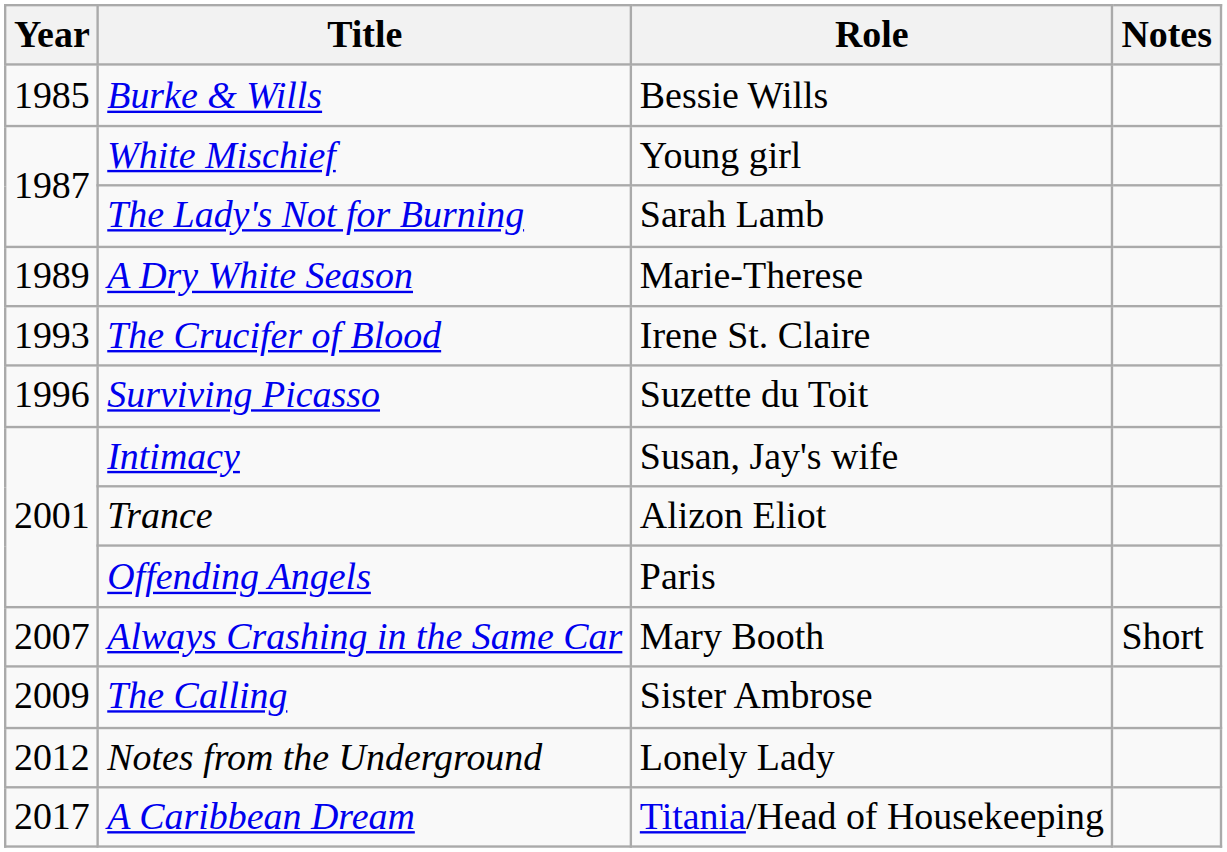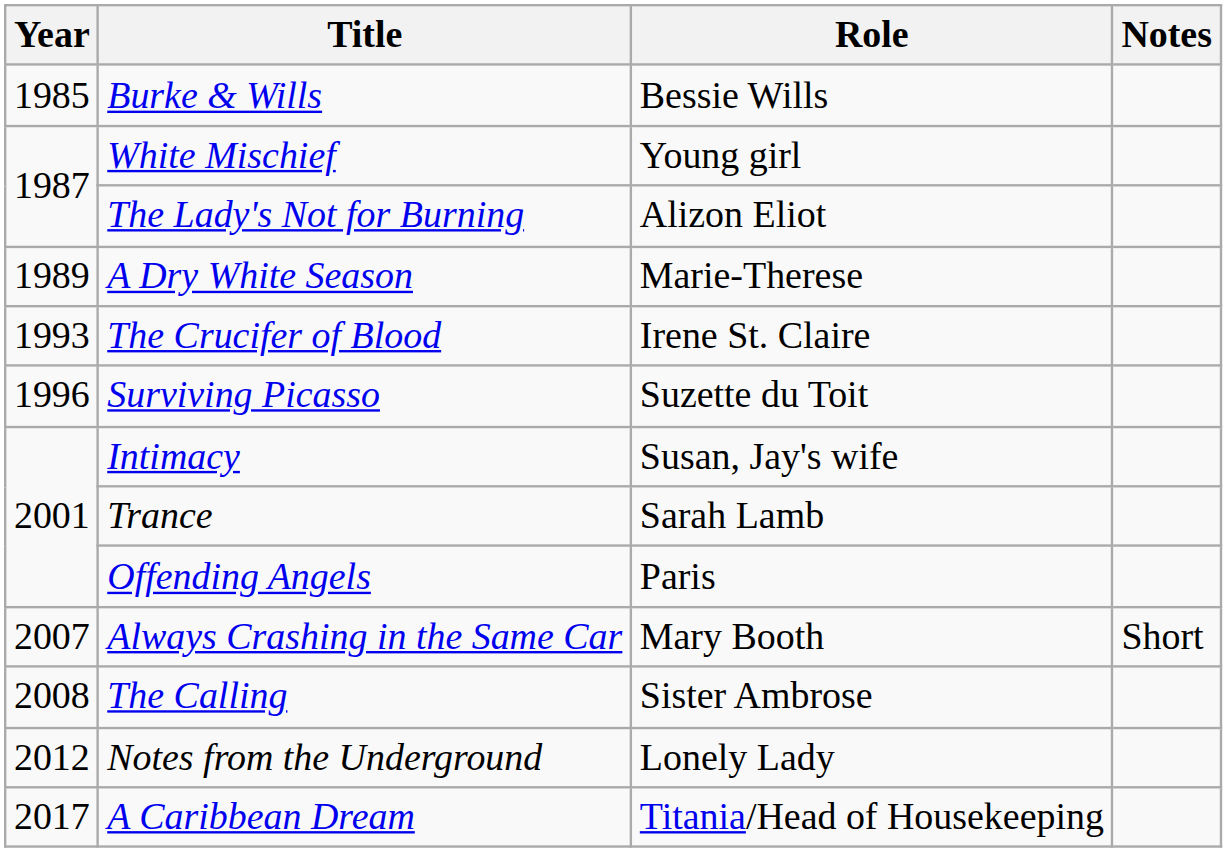(732, 214) Sarah Lamb -> (733, 214) Alizon Eliot
(733, 515) Alizon Eliot -> (732, 515) Sarah Lamb
(52, 696) 2009 -> (52, 696) 2008
